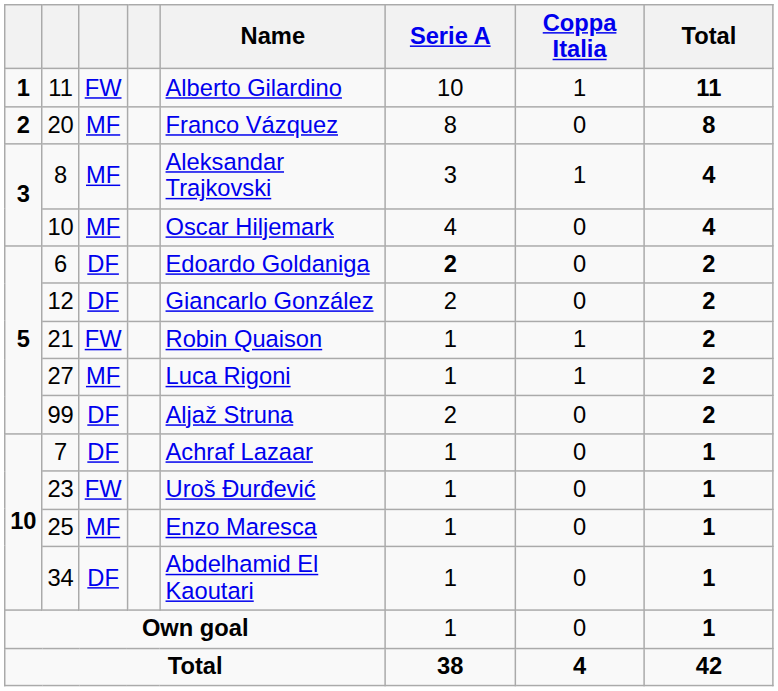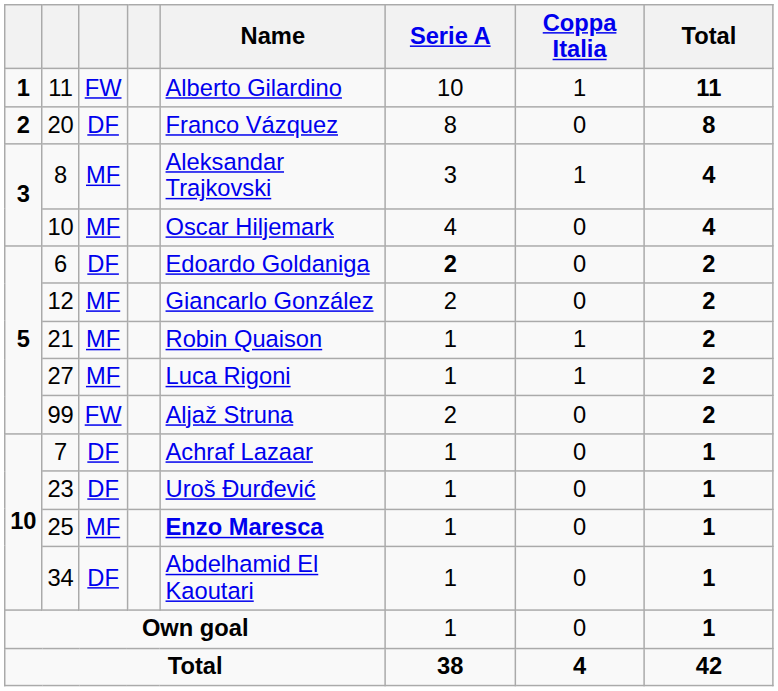(103, 125) MF -> (103, 125) DF
(103, 301) DF -> (103, 301) MF
(103, 339) FW -> (103, 339) MF
(103, 414) DF -> (103, 414) FW
(103, 489) FW -> (103, 489) DF
(241, 527) normal -> (245, 527) bold
